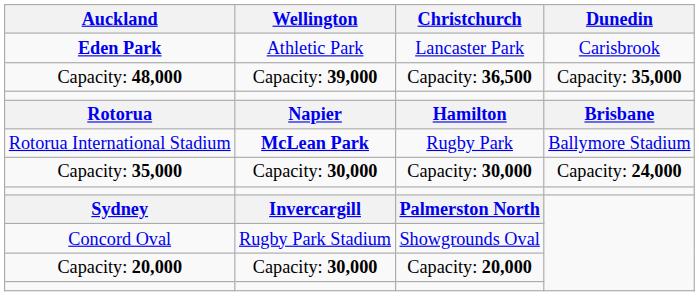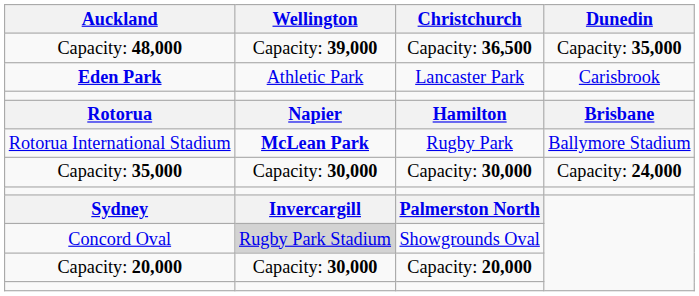rows swapped: (120, 47) <-> (120, 76)
(315, 238) no background -> (315, 238) lightgrey background
